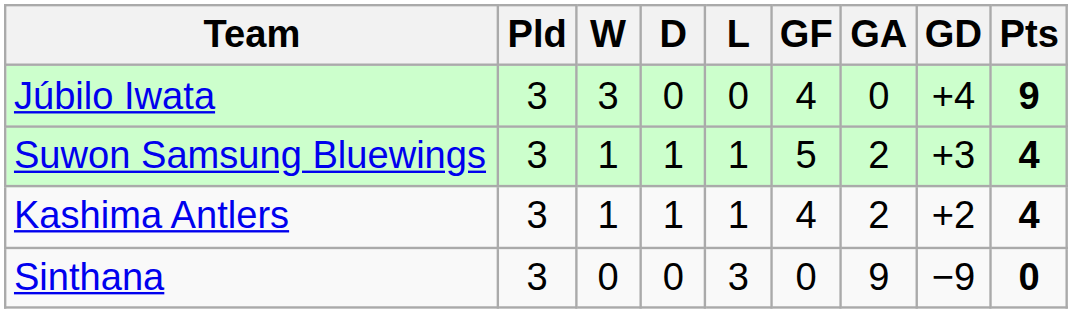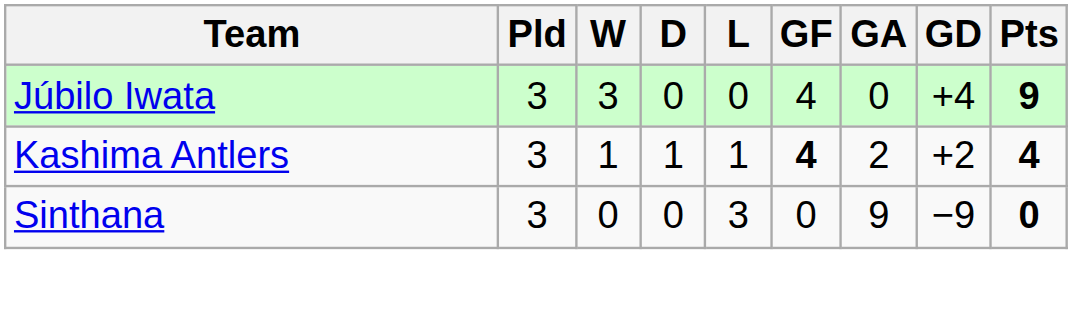- row: (250, 155)
(806, 215) normal -> (806, 155) bold
